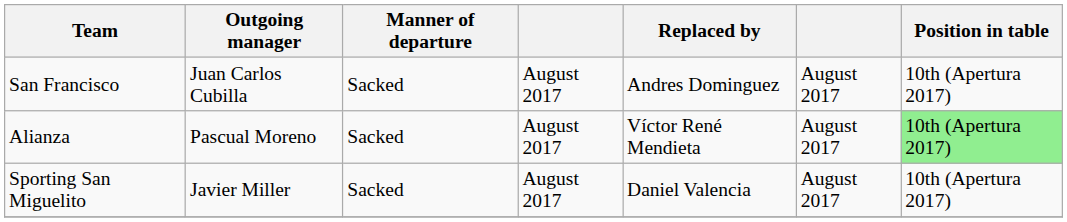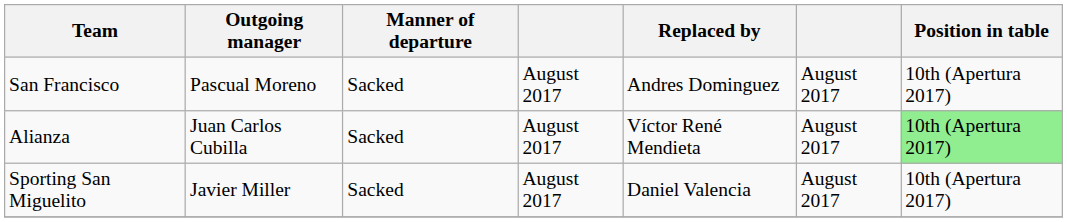(236, 83) Juan Carlos Cubilla -> (253, 83) Pascual Moreno
(253, 136) Pascual Moreno -> (236, 136) Juan Carlos Cubilla
